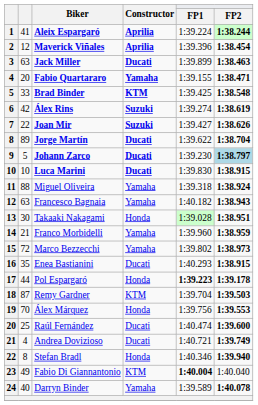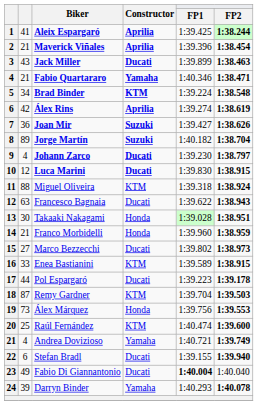(195, 31) 1:39.224 -> (195, 31) 1:39.425
(25, 47) 12 -> (25, 47) 21
(25, 62) 63 -> (25, 62) 43
(25, 78) 20 -> (25, 78) 21
(195, 78) 1:39.155 -> (195, 78) 1:40.346
(25, 93) 33 -> (25, 93) 34
(195, 93) 1:39.425 -> (195, 93) 1:39.224
(139, 109) Suzuki -> (139, 109) Aprilia
(25, 124) 22 -> (25, 124) 36
(138, 140) Ducati -> (139, 140) Suzuki
(195, 140) 1:39.622 -> (195, 140) 1:40.182
(25, 155) 5 -> (25, 155) 4
(233, 155) lightblue background -> (233, 155) no background
(25, 171) 10 -> (25, 171) 12
(140, 186) Yamaha -> (136, 186) KTM
(140, 202) Yamaha -> (138, 202) Ducati
(195, 202) 1:40.182 -> (195, 202) 1:39.622
(140, 233) Yamaha -> (138, 233) Honda
(25, 248) 72 -> (25, 248) 27
(140, 248) Yamaha -> (138, 248) Ducati
(25, 263) 35 -> (25, 263) 33
(138, 263) Ducati -> (136, 263) KTM
(195, 263) 1:40.293 -> (195, 263) 1:39.589
(138, 279) Honda -> (138, 279) Ducati
(195, 279) bold -> (195, 279) normal
(25, 310) 70 -> (25, 310) 73
(138, 325) Ducati -> (136, 325) KTM
(138, 341) Ducati -> (140, 341) Yamaha
(25, 356) 8 -> (25, 356) 6
(138, 356) Honda -> (138, 356) Ducati
(195, 356) 1:40.346 -> (195, 356) 1:39.155
(136, 372) KTM -> (138, 372) Ducati
(25, 387) 40 -> (25, 387) 39
(195, 387) 1:39.589 -> (195, 387) 1:40.293
